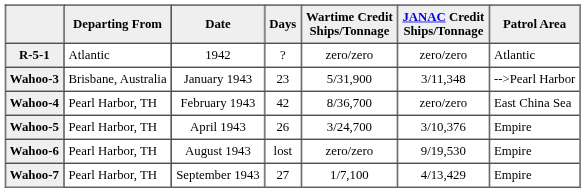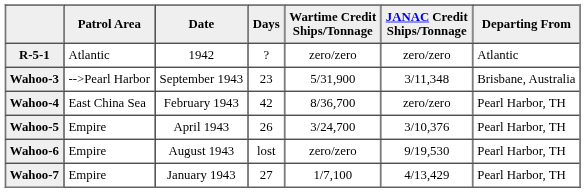columns swapped: (118, 24) <-> (535, 24)
(218, 79) January 1943 -> (201, 79) September 1943
(218, 175) September 1943 -> (201, 175) January 1943
